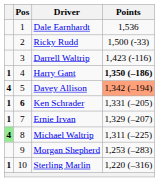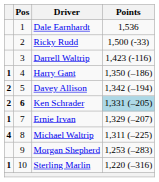(128, 73) bold -> (128, 73) normal
(9, 88) 4 -> (9, 88) 2
(128, 88) lightsalmon background -> (128, 88) no background
(9, 104) 1 -> (9, 104) 2
(128, 104) no background -> (128, 104) lightblue background
(9, 134) lightgreen background -> (9, 134) no background
